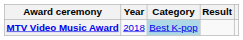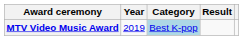(134, 27) 2018 -> (134, 27) 2019
